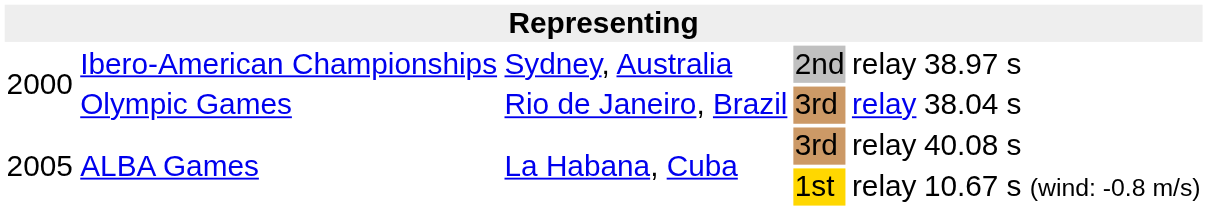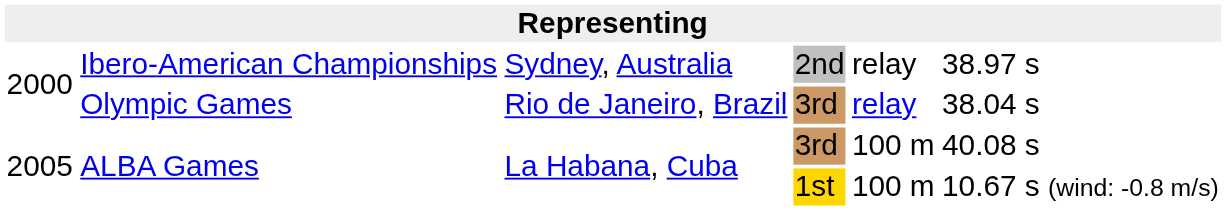(884, 145) relay -> (893, 145) 100 m
(884, 186) relay -> (893, 186) 100 m
